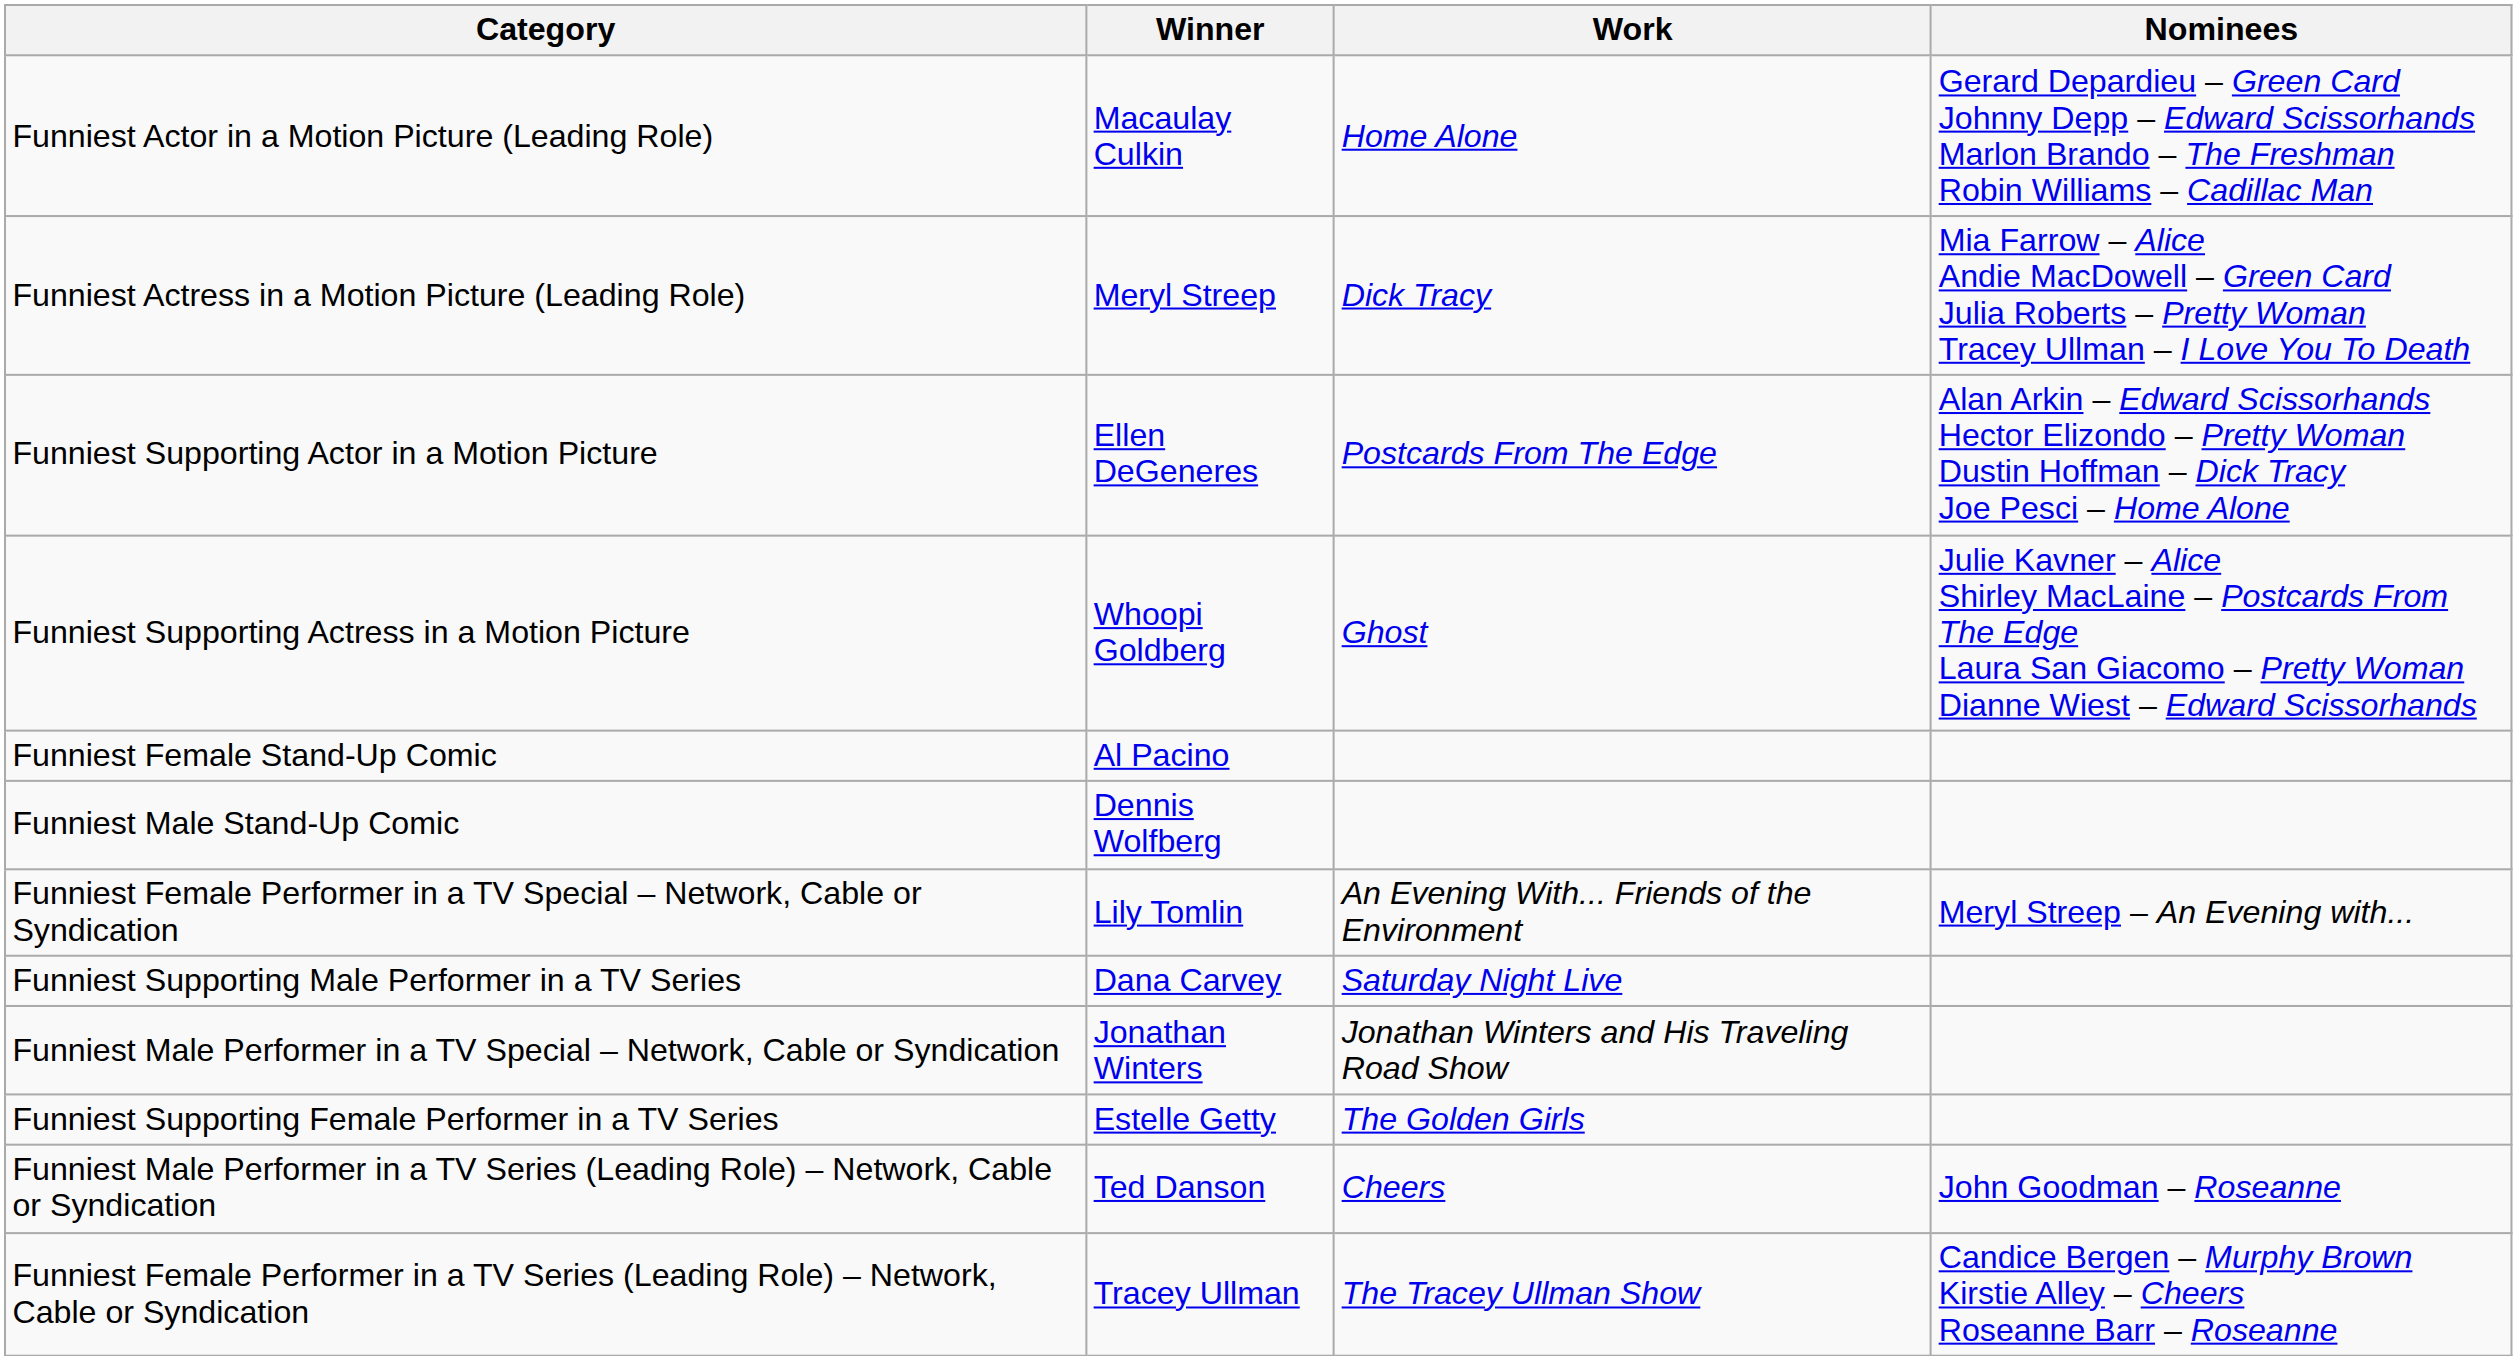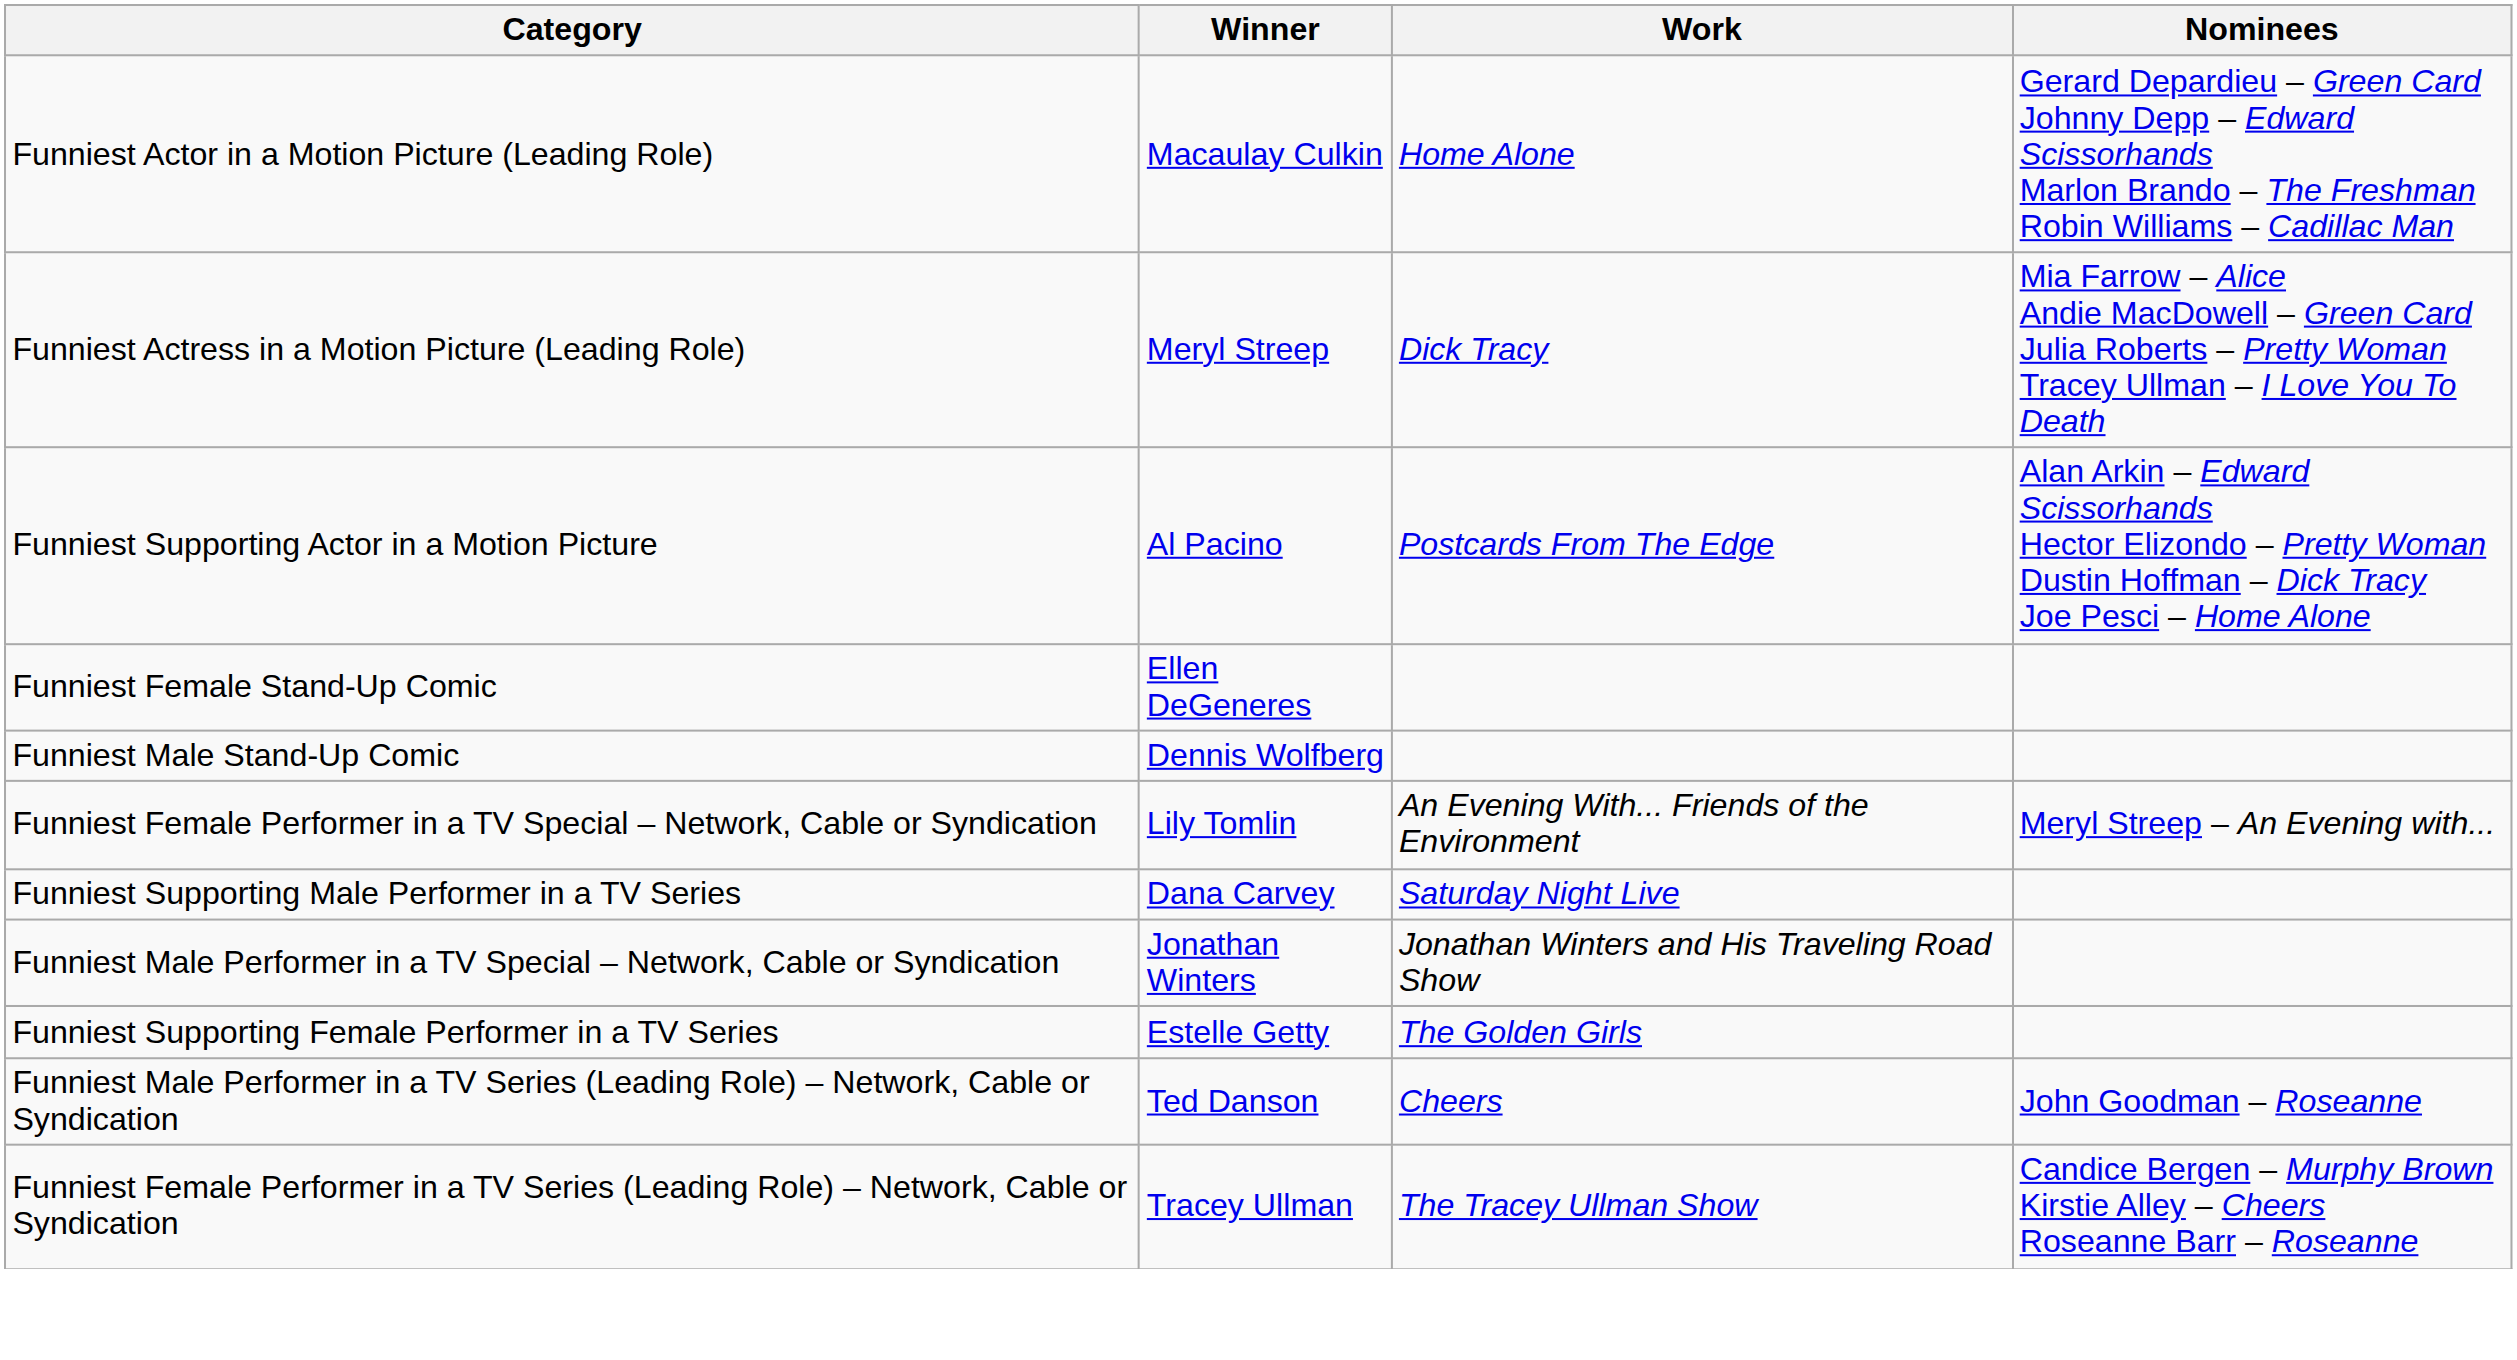(1176, 454) Ellen DeGeneres -> (1215, 544) Al Pacino
- row: (351, 631)
(1162, 755) Al Pacino -> (1229, 686) Ellen DeGeneres
